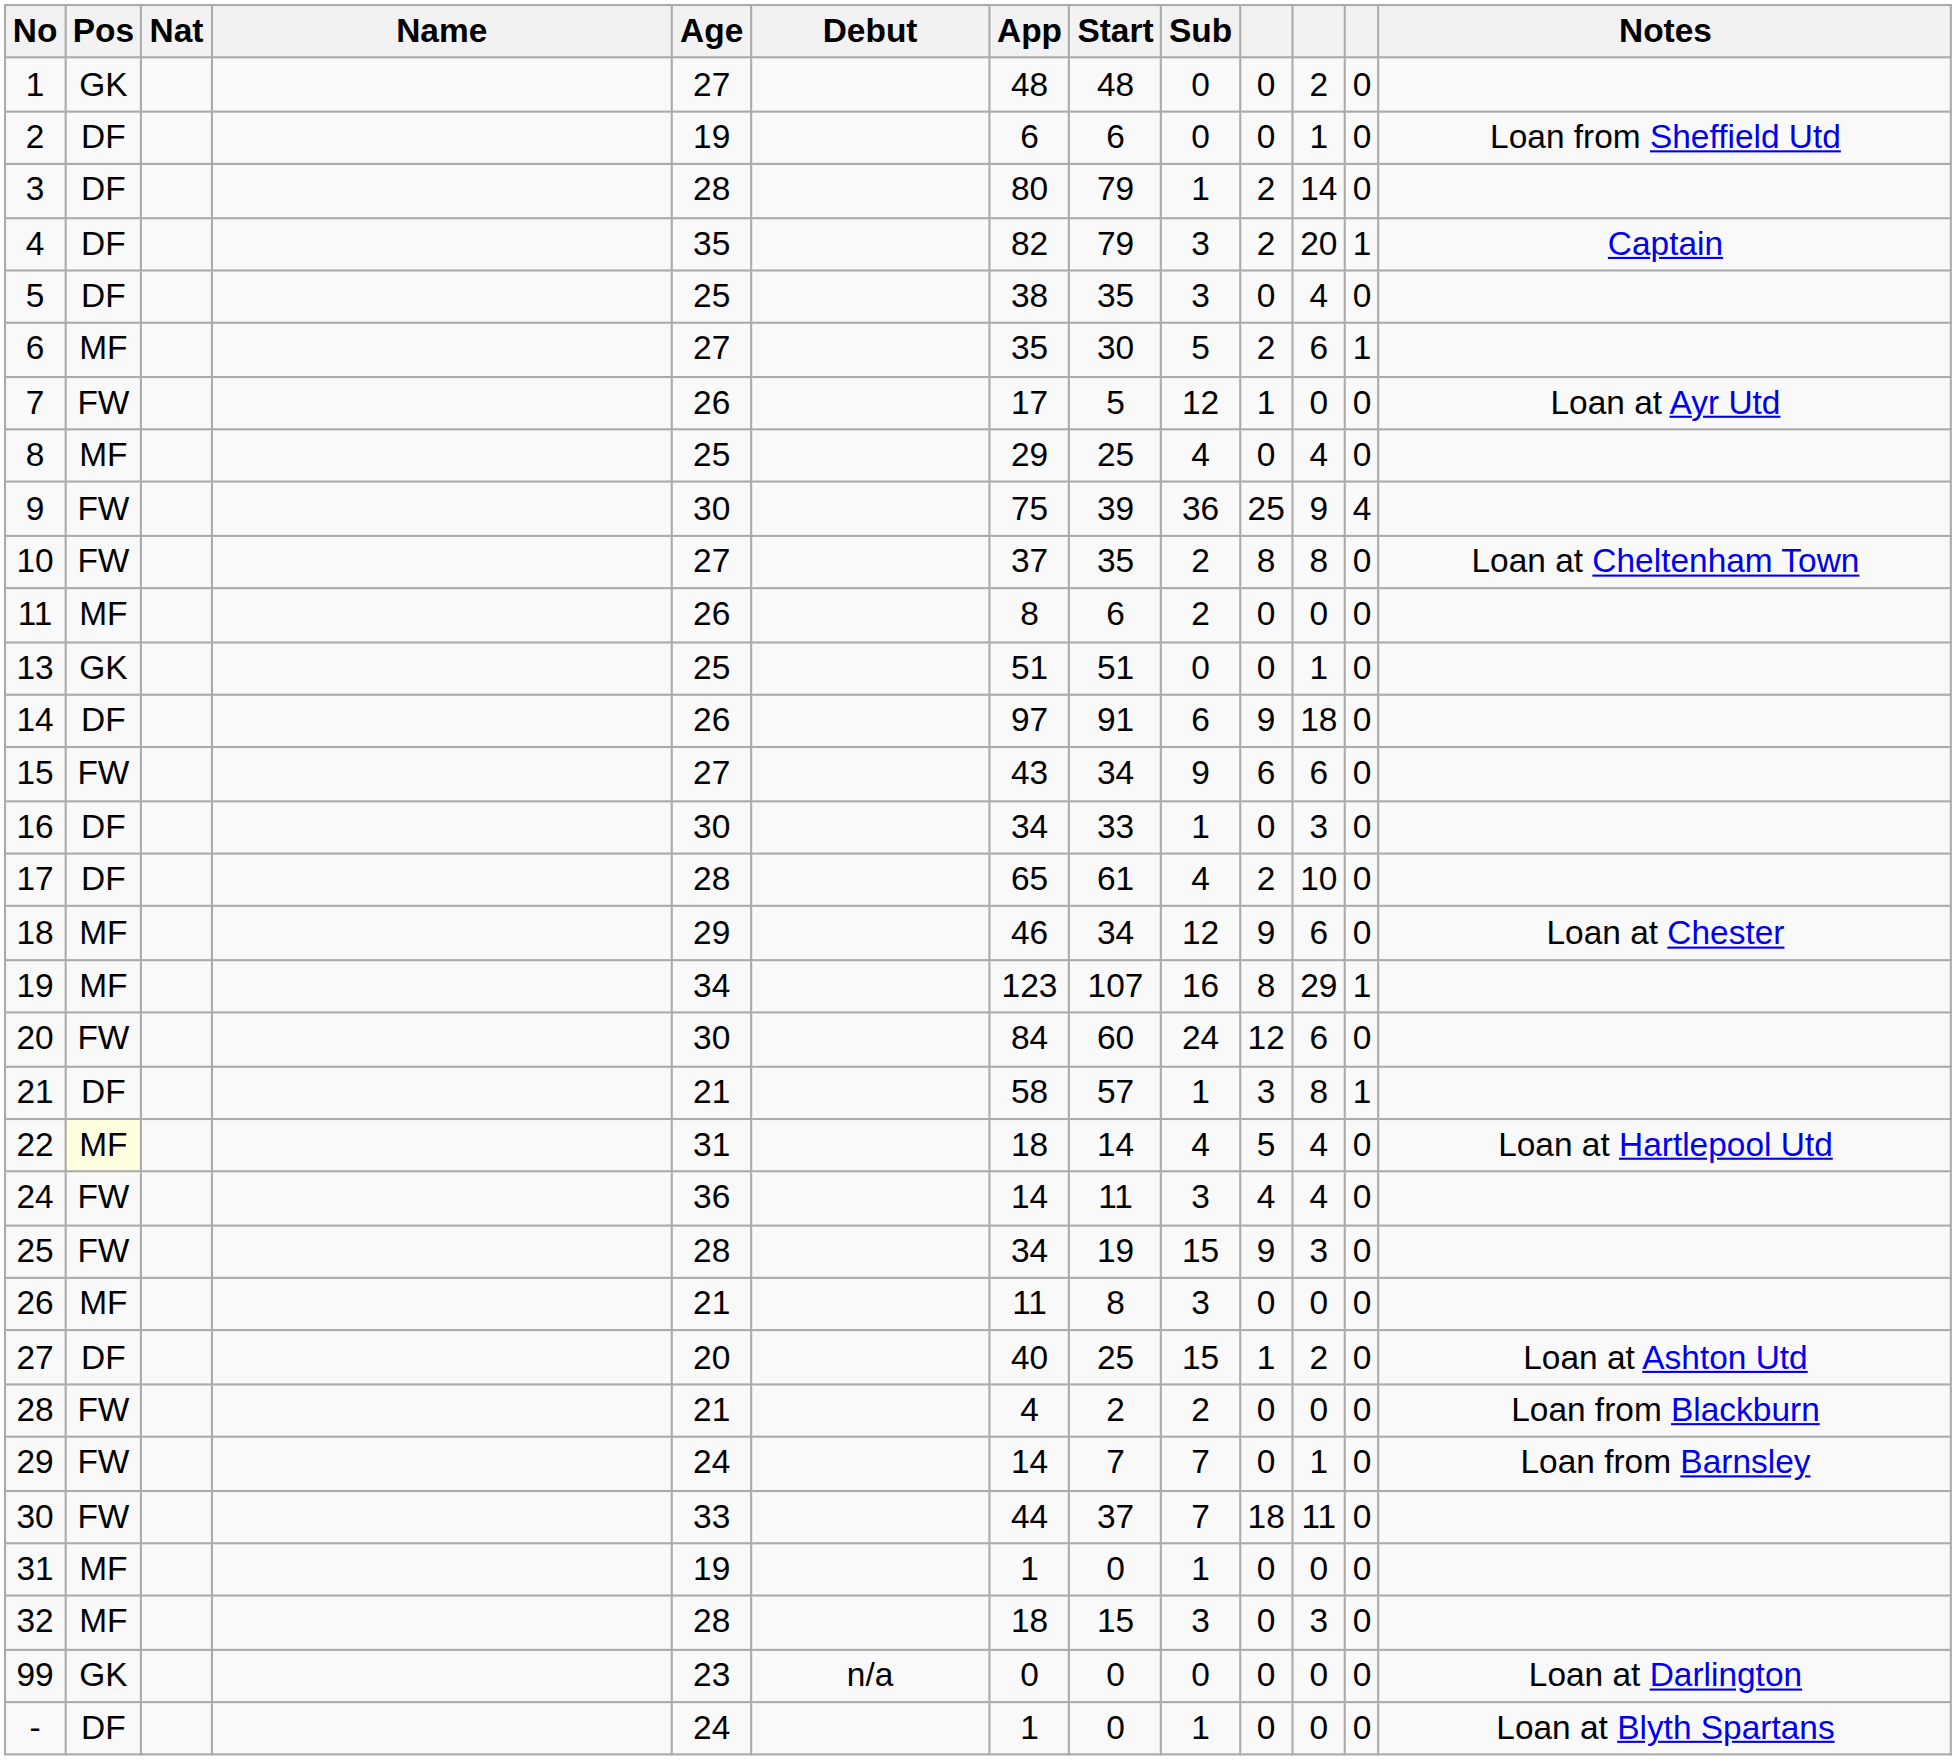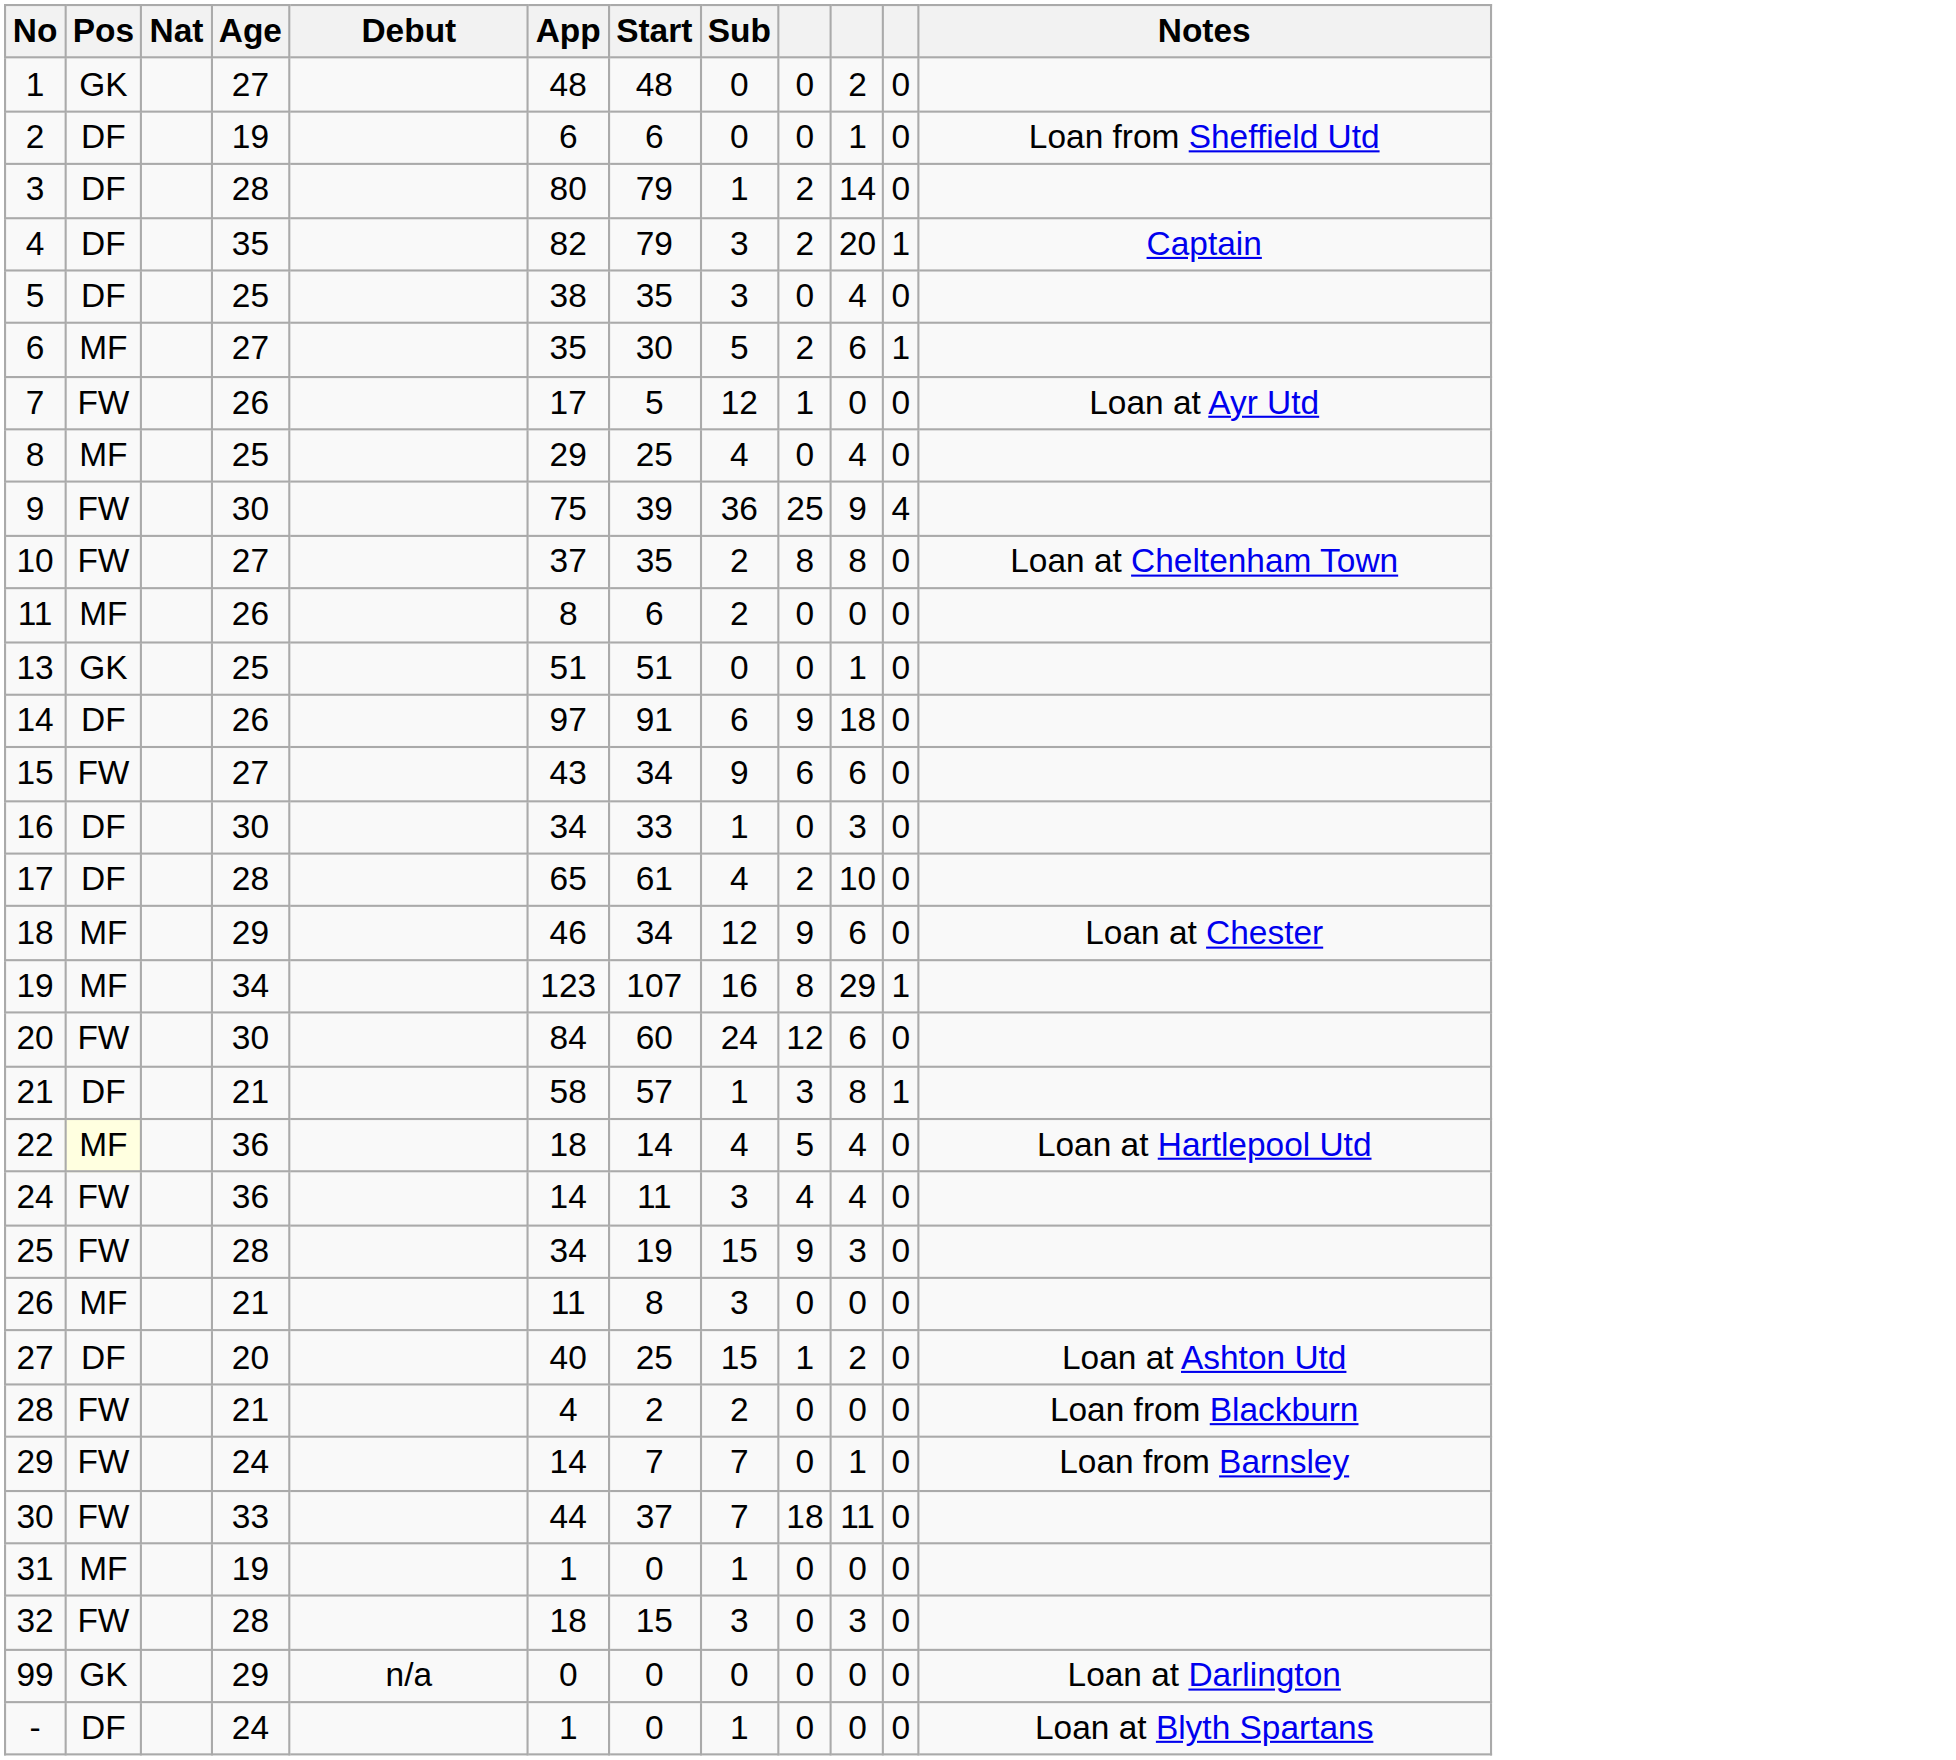- column: (442, 31)
(712, 1144) 31 -> (250, 1144) 36
(103, 1622) MF -> (103, 1622) FW
(712, 1675) 23 -> (250, 1675) 29
